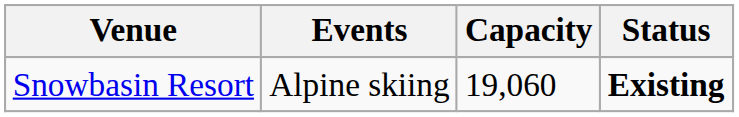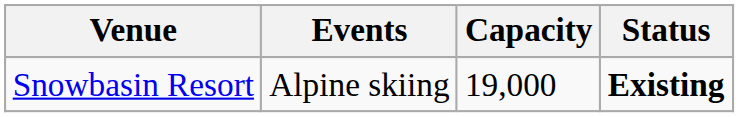(511, 83) 19,060 -> (511, 83) 19,000
